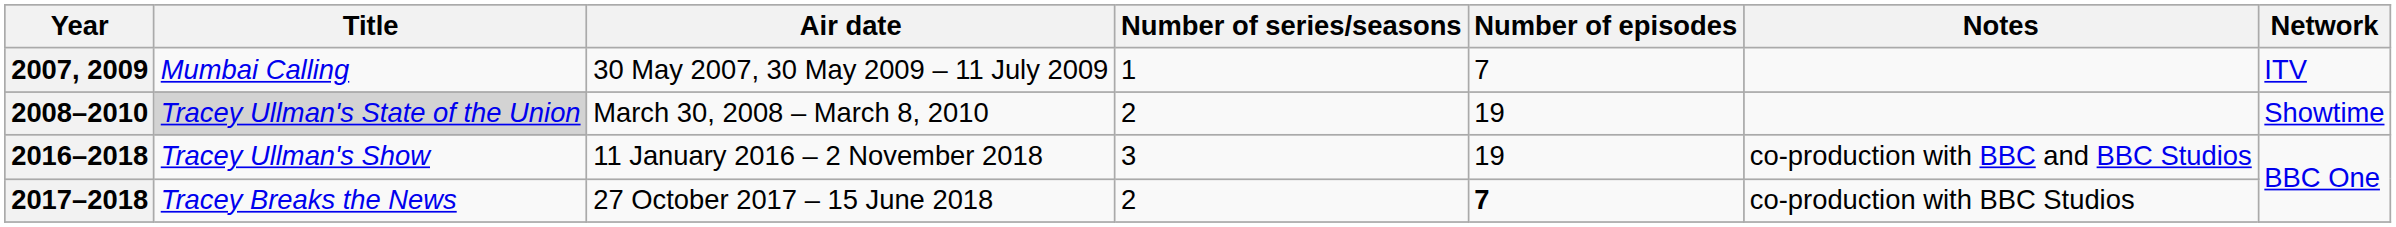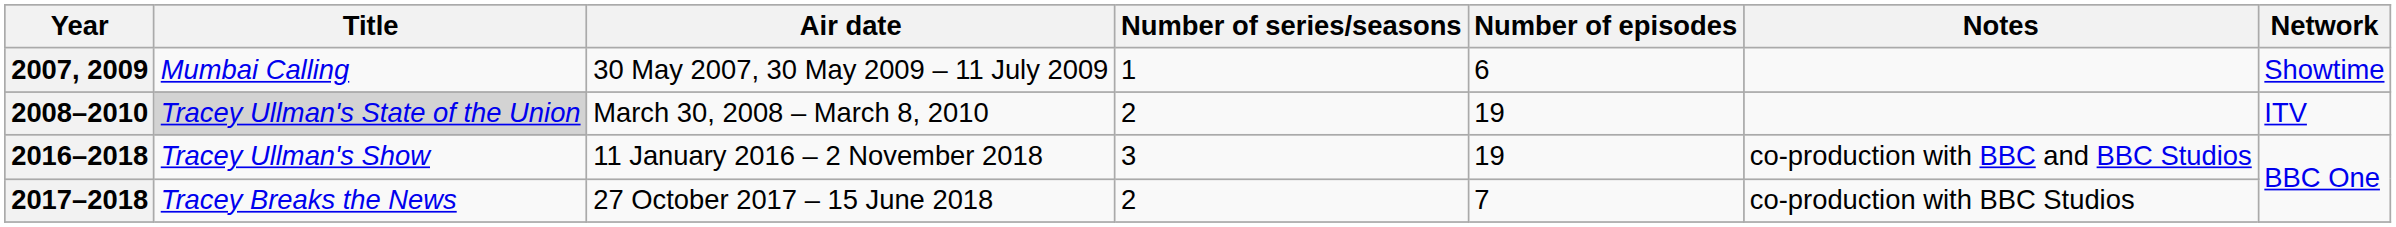(1482, 69) 7 -> (1482, 69) 6
(2286, 69) ITV -> (2324, 69) Showtime
(2324, 112) Showtime -> (2286, 112) ITV
(1482, 199) bold -> (1482, 199) normal
